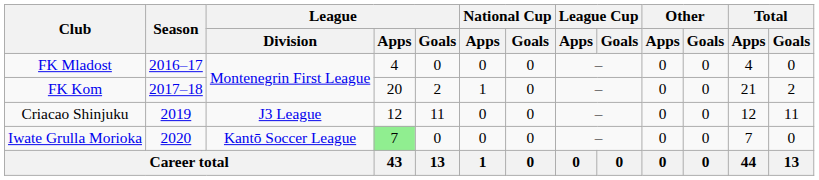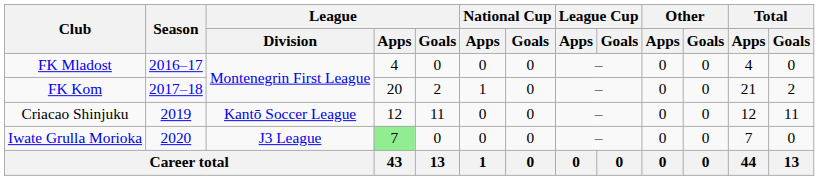(290, 114) J3 League -> (290, 114) Kantō Soccer League
(290, 138) Kantō Soccer League -> (290, 138) J3 League
